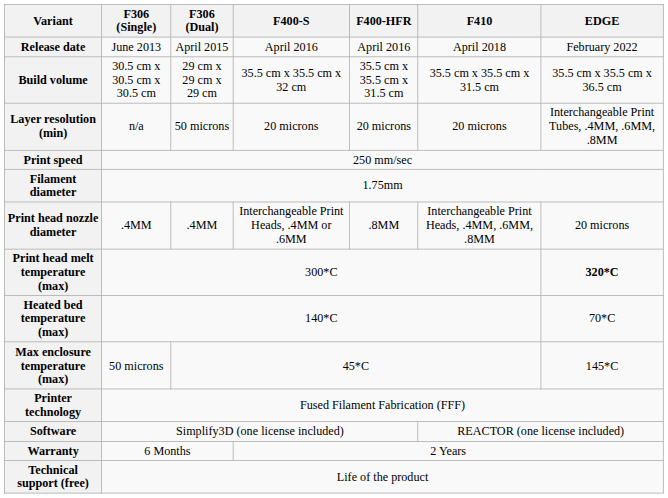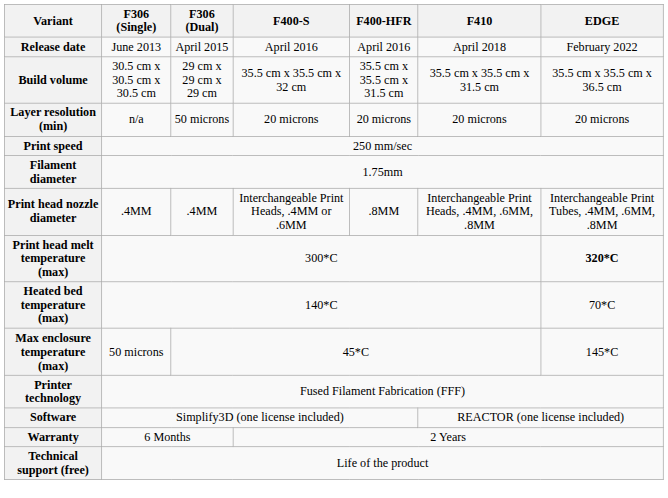(602, 126) Interchangeable Print Tubes, .4MM, .6MM, .8MM -> (602, 119) 20 microns
(602, 225) 20 microns -> (602, 211) Interchangeable Print Tubes, .4MM, .6MM, .8MM
